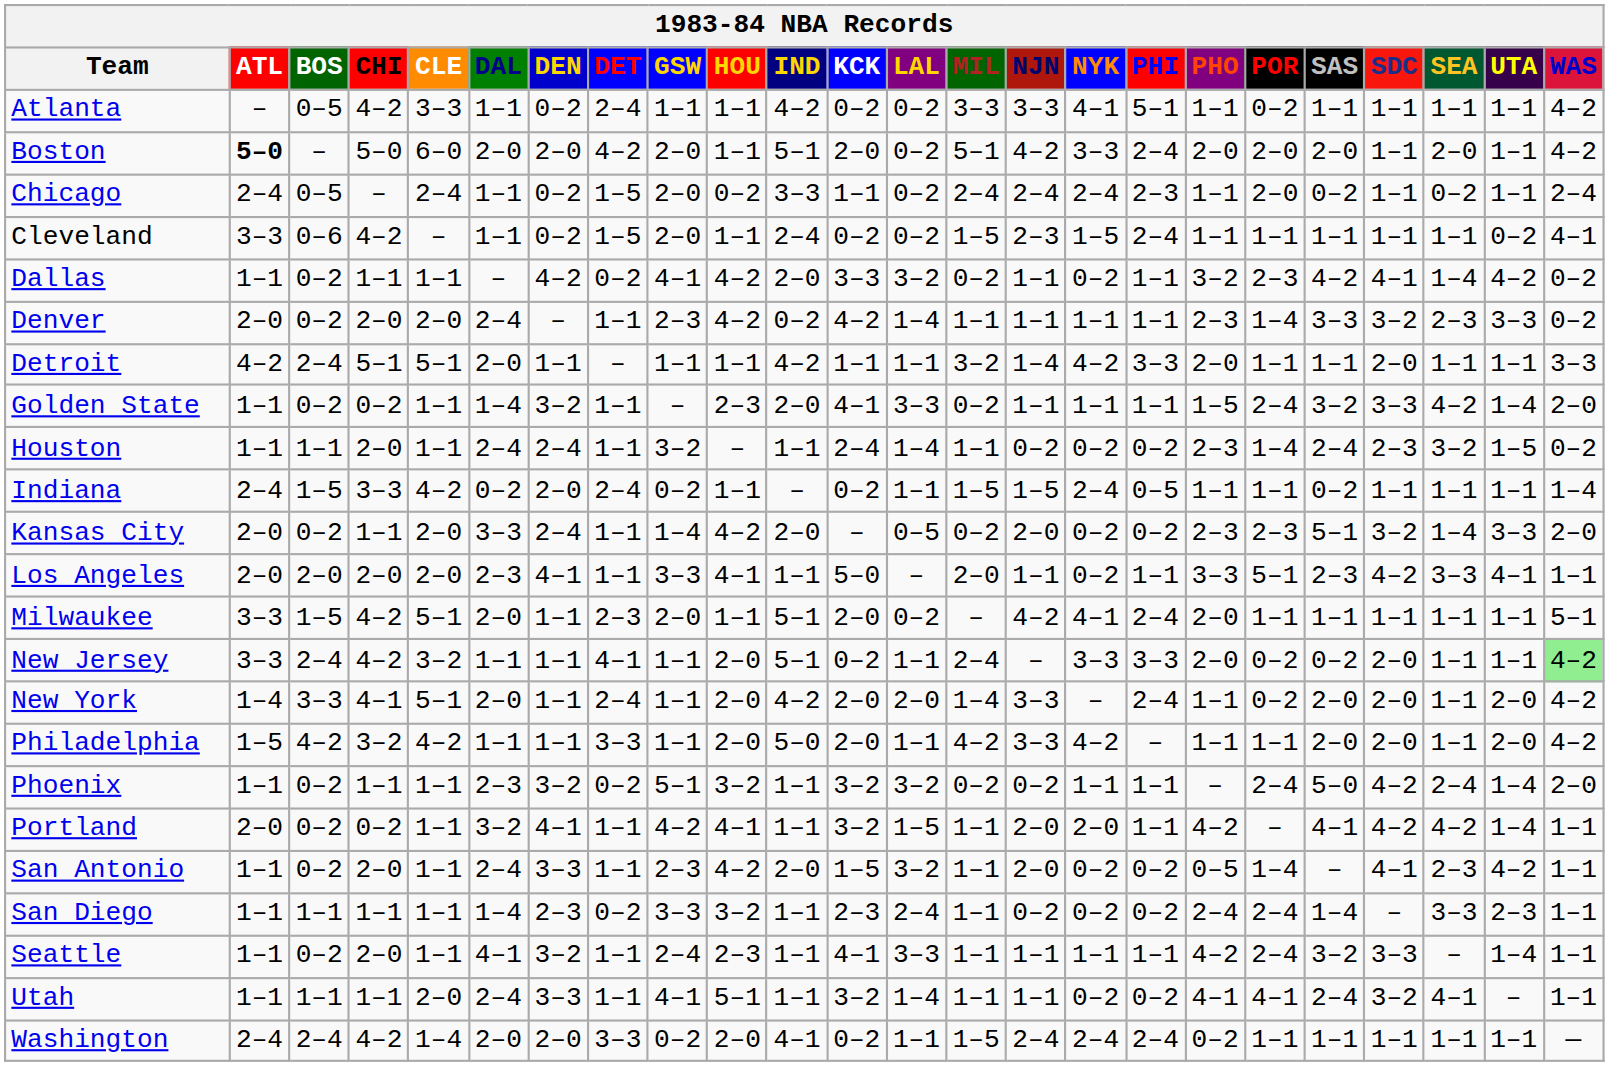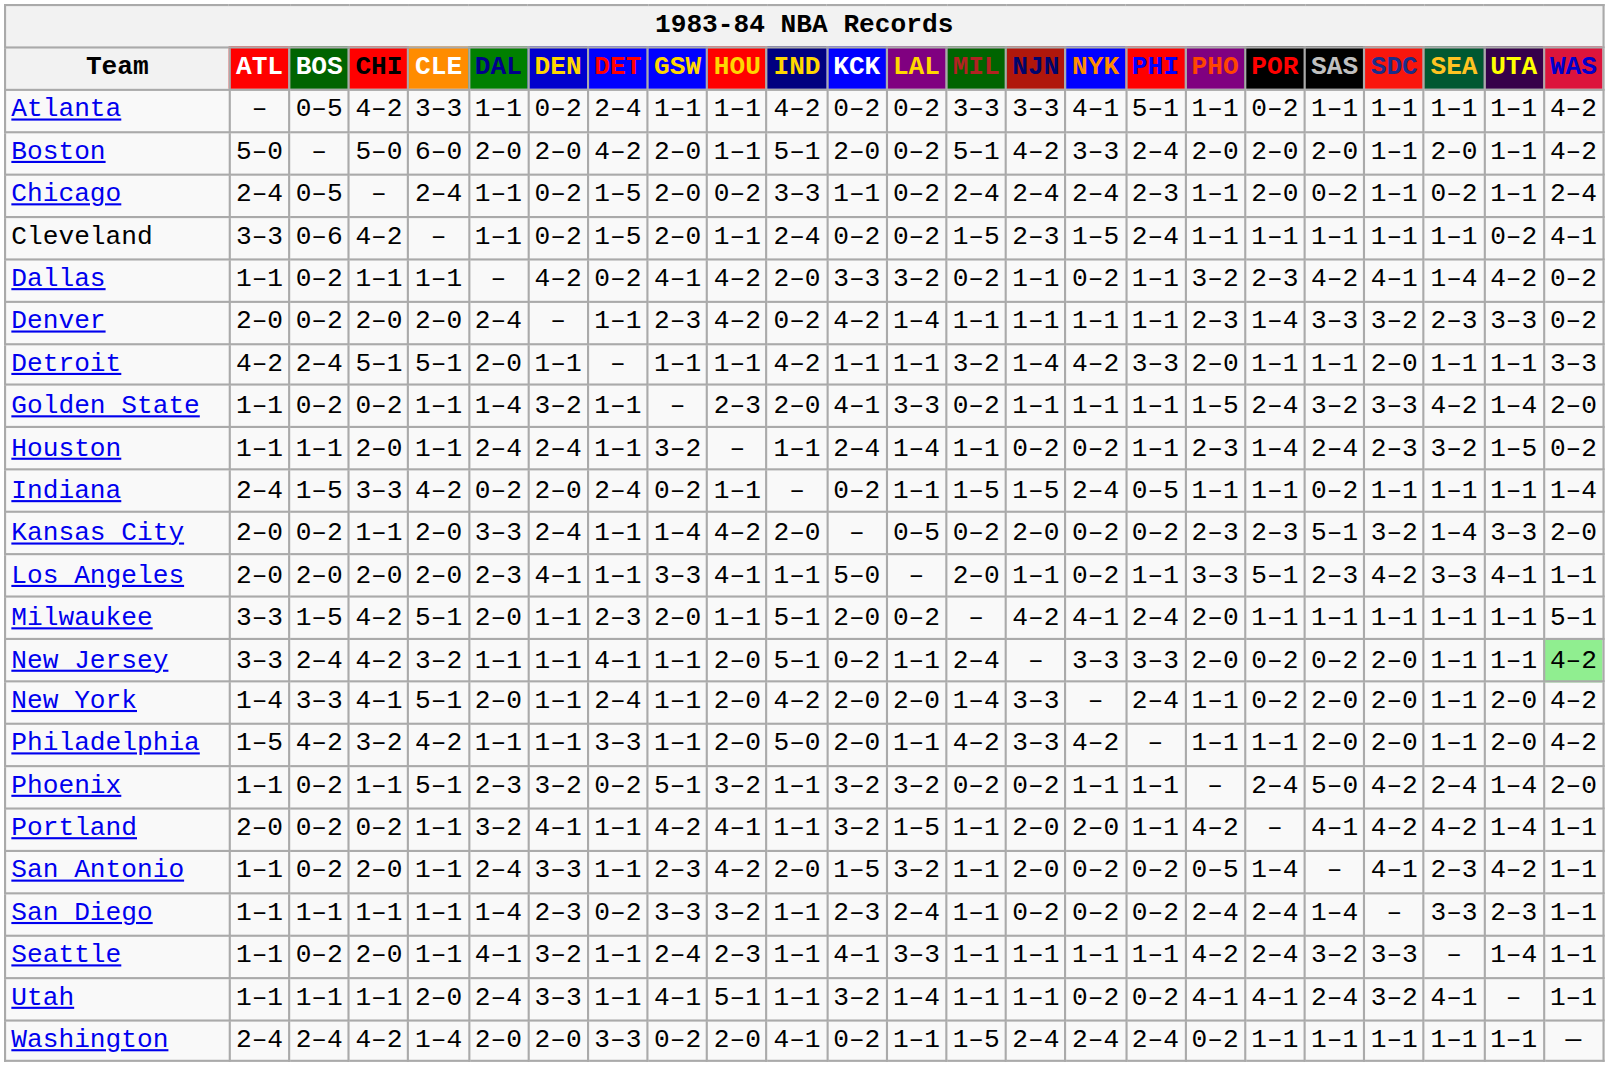(260, 153) bold -> (260, 153) normal
(1155, 449) 0–2 -> (1155, 449) 1–1
(439, 787) 1–1 -> (439, 787) 5–1
